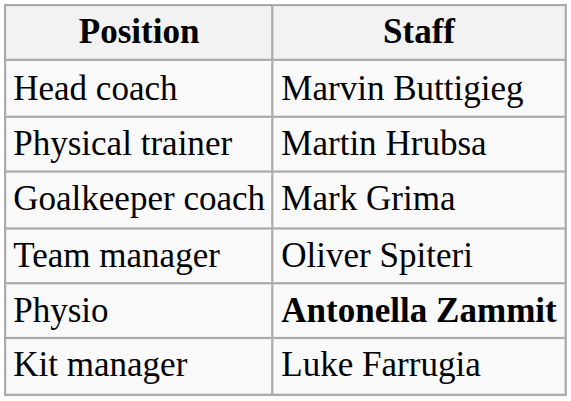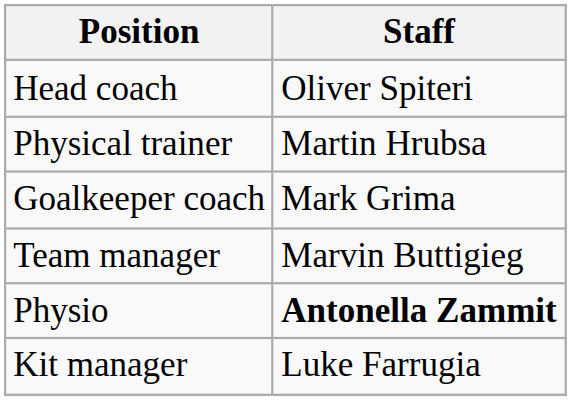(402, 87) Marvin Buttigieg -> (377, 87) Oliver Spiteri
(377, 254) Oliver Spiteri -> (402, 254) Marvin Buttigieg
